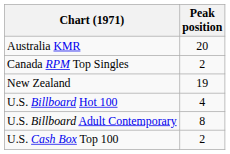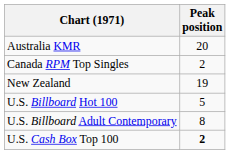(202, 102) 4 -> (202, 102) 5
(202, 139) normal -> (202, 139) bold
